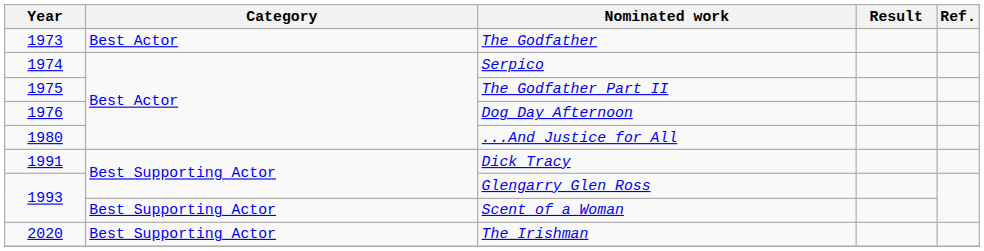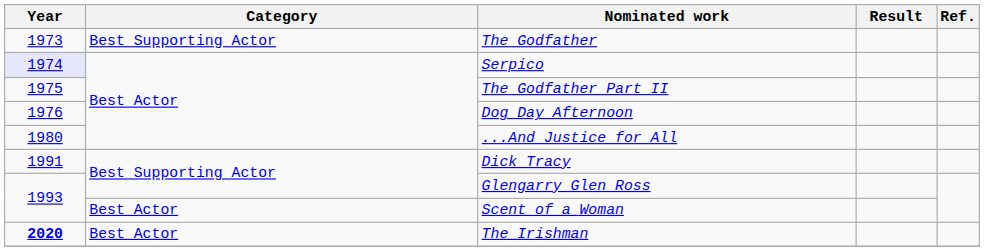(134, 41) Best Actor -> (183, 41) Best Supporting Actor
(45, 65) no background -> (45, 65) lavender background
(183, 210) Best Supporting Actor -> (134, 210) Best Actor
(45, 234) normal -> (45, 234) bold
(183, 234) Best Supporting Actor -> (134, 234) Best Actor
